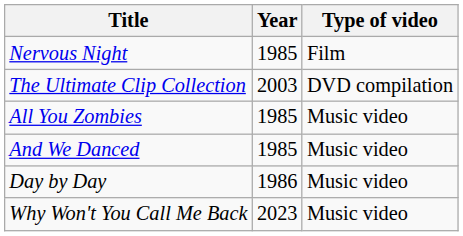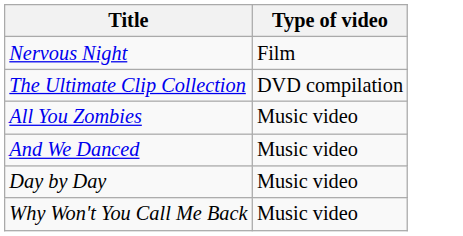- column: (277, 20)
